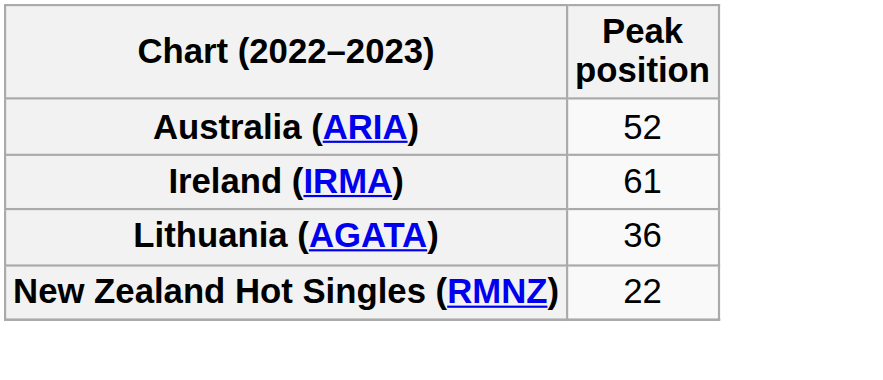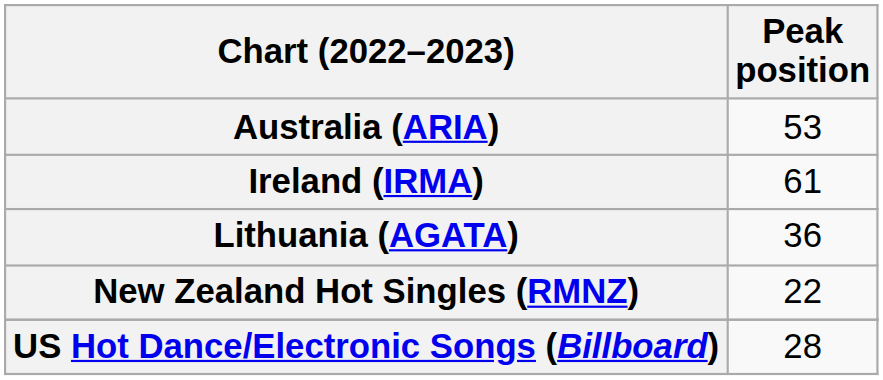(643, 126) 52 -> (803, 126) 53
+ row: (366, 346)
